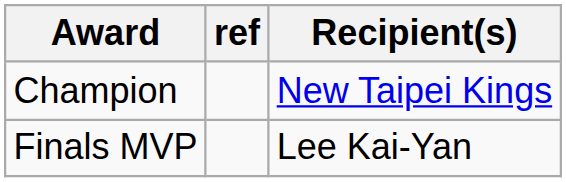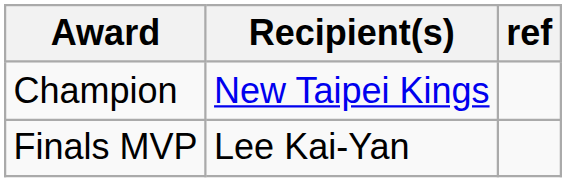columns swapped: (414, 33) <-> (237, 33)
